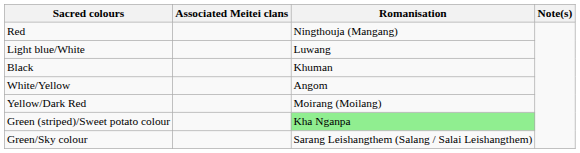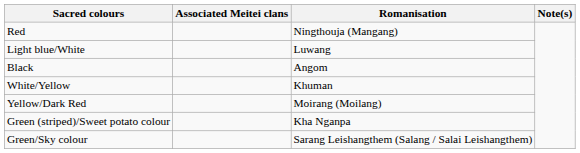(313, 67) Khuman -> (311, 67) Angom
(311, 85) Angom -> (313, 85) Khuman
(322, 121) lightgreen background -> (322, 121) no background
